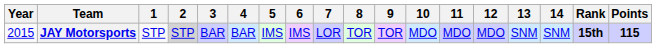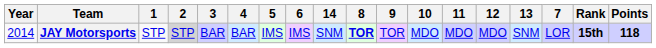columns swapped: (328, 14) <-> (557, 14)
(21, 33) 2015 -> (21, 33) 2014
(359, 33) normal -> (361, 33) bold
(630, 33) 115 -> (630, 33) 118
